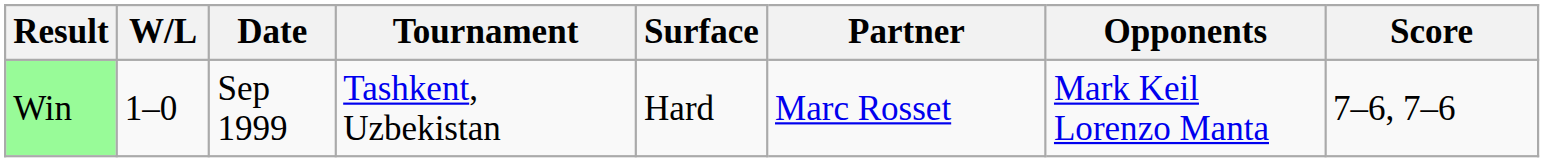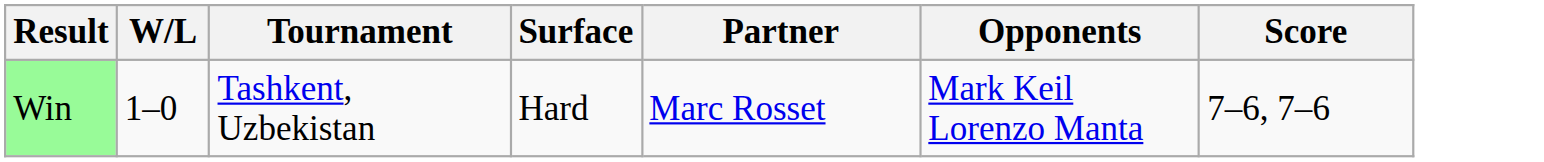- column: (272, 32)
